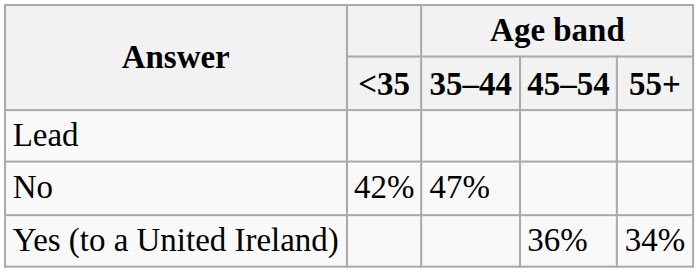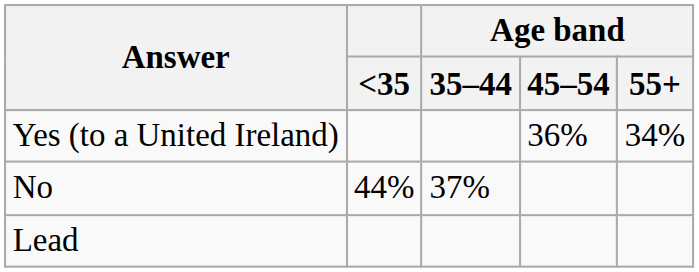rows swapped: (176, 239) <-> (46, 135)
(384, 187) 42% -> (384, 187) 44%
(460, 187) 47% -> (460, 187) 37%
